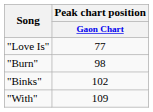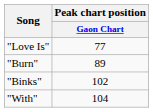(100, 63) 98 -> (100, 63) 89
(100, 98) 109 -> (100, 98) 104
